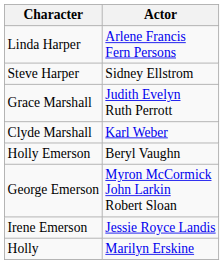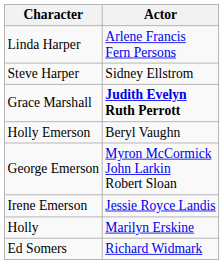(143, 102) normal -> (146, 102) bold
- row: (50, 132)
+ row: (37, 249)
